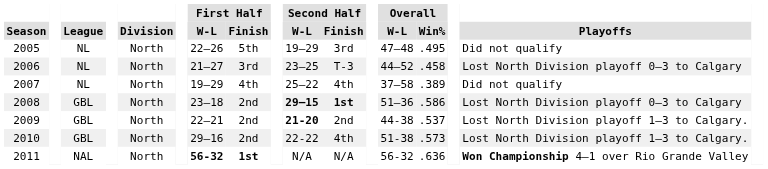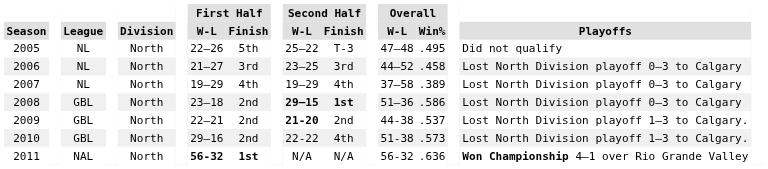(302, 49) 19–29 -> (302, 49) 25–22
(344, 49) 3rd -> (344, 49) T-3
(344, 66) T-3 -> (344, 66) 3rd
(302, 84) 25–22 -> (302, 84) 19–29
(512, 84) Did not qualify -> (602, 84) Lost North Division playoff 0–3 to Calgary
